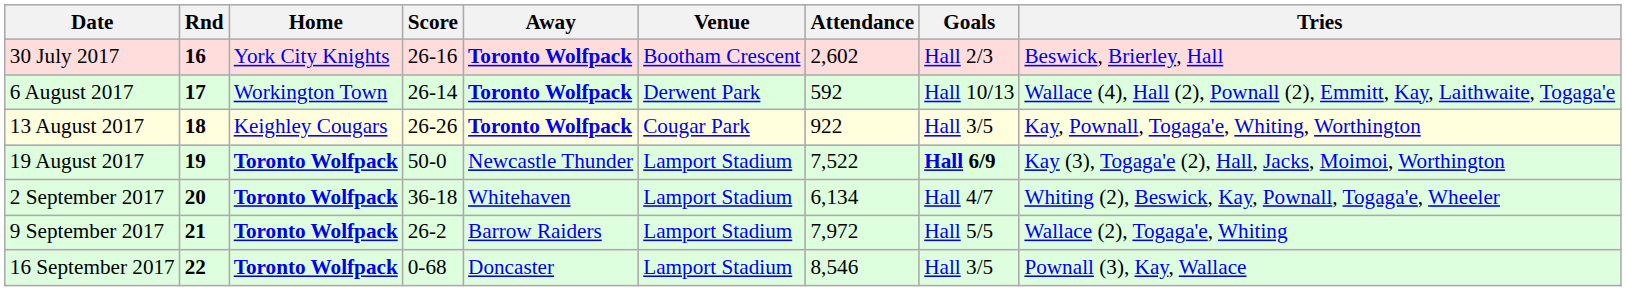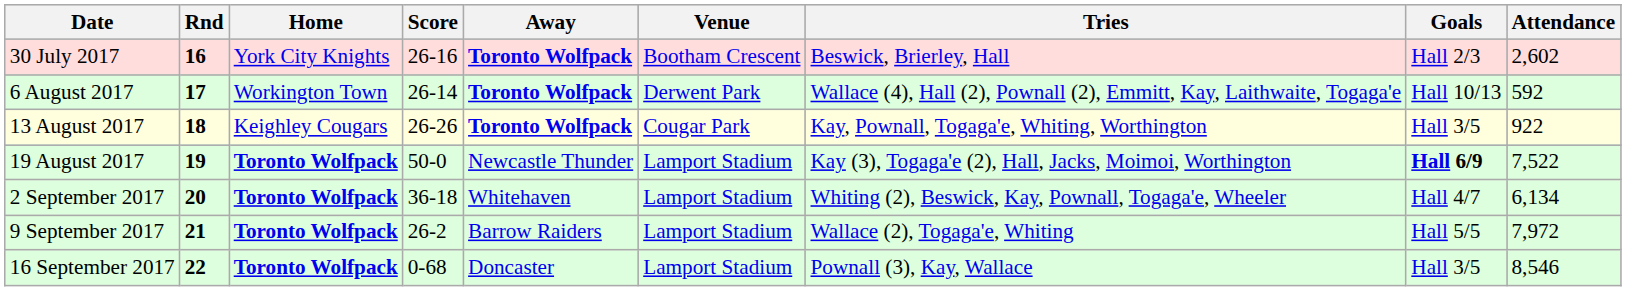columns swapped: (1320, 21) <-> (862, 21)
